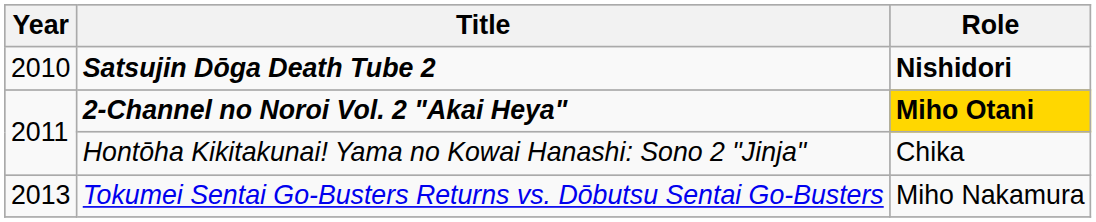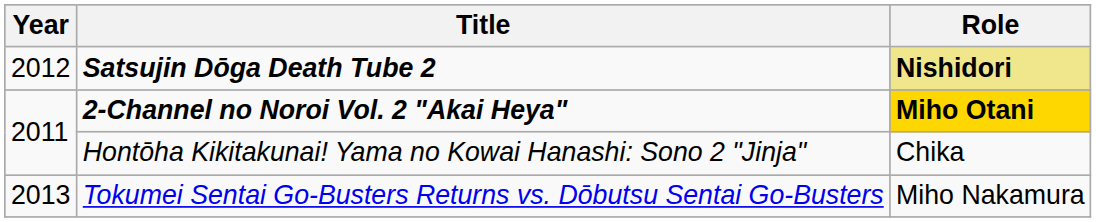(41, 68) 2010 -> (41, 68) 2012
(954, 68) no background -> (954, 68) khaki background
